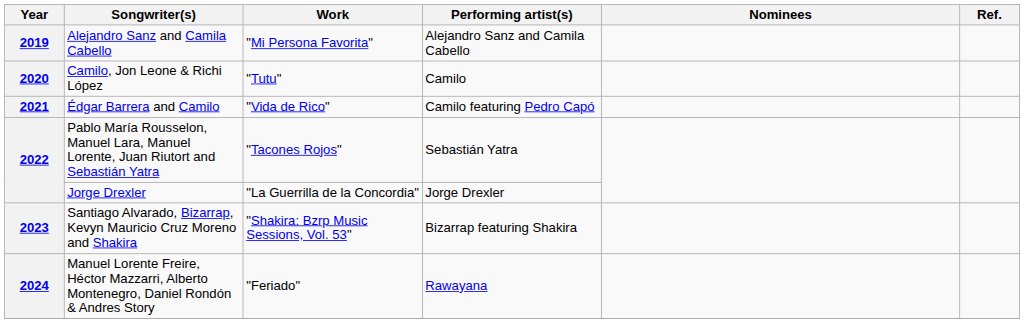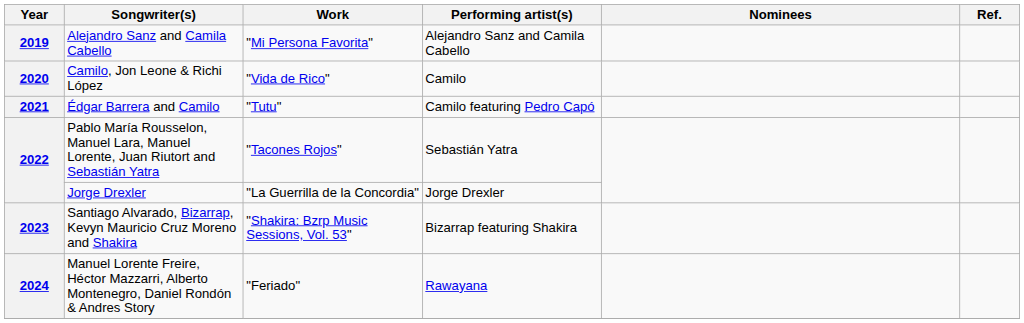(264, 78) "Tutu" -> (288, 78) "Vida de Rico"
(288, 106) "Vida de Rico" -> (264, 106) "Tutu"
